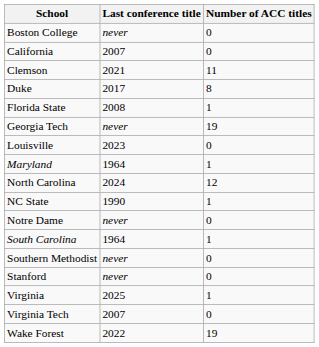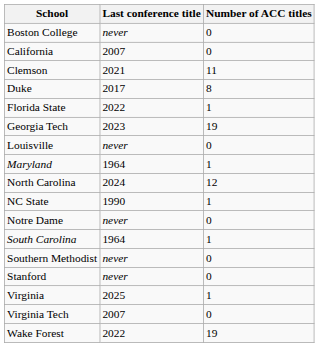(114, 108) 2008 -> (114, 108) 2022
(115, 126) never -> (114, 126) 2023
(114, 145) 2023 -> (115, 145) never
